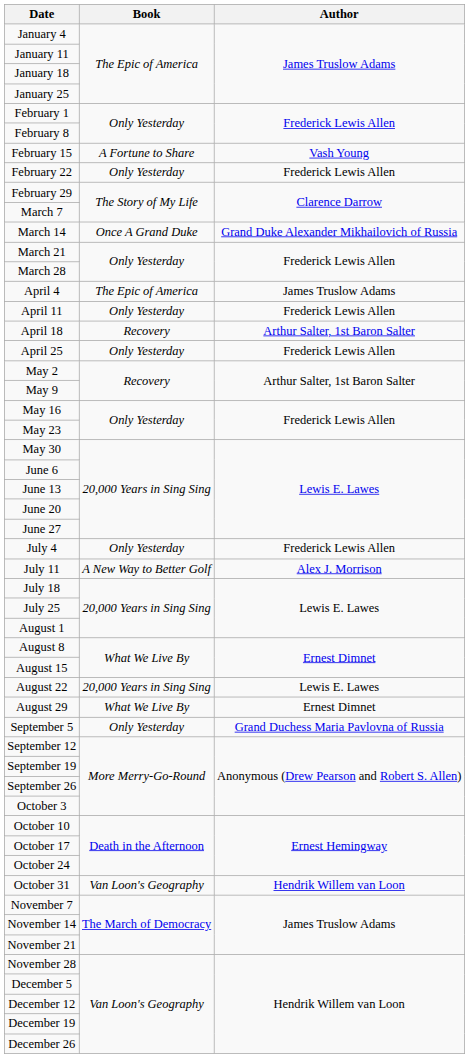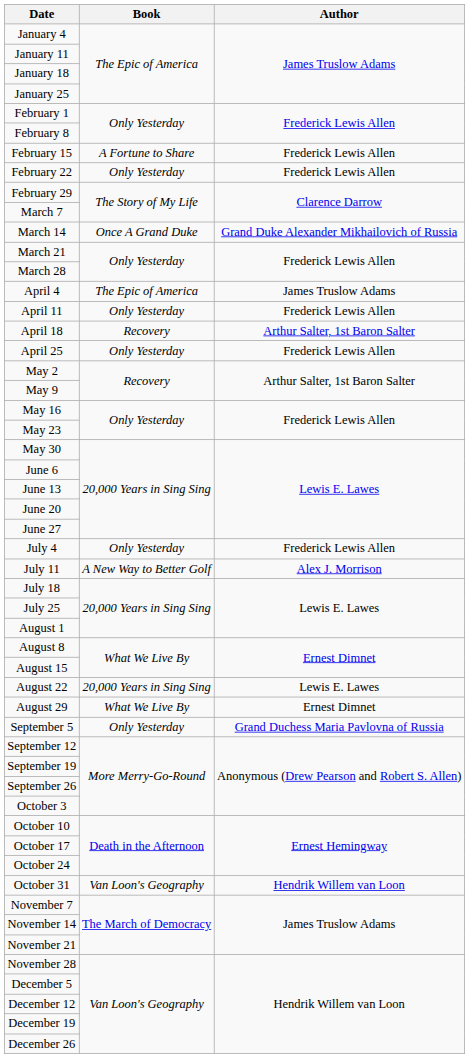(339, 152) Vash Young -> (339, 152) Frederick Lewis Allen
